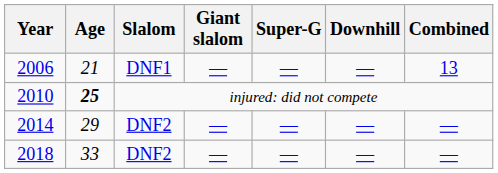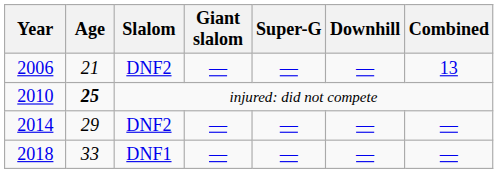(149, 67) DNF1 -> (149, 67) DNF2
(149, 153) DNF2 -> (149, 153) DNF1
